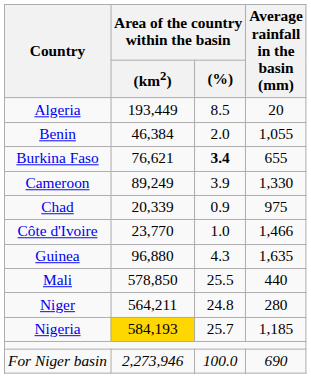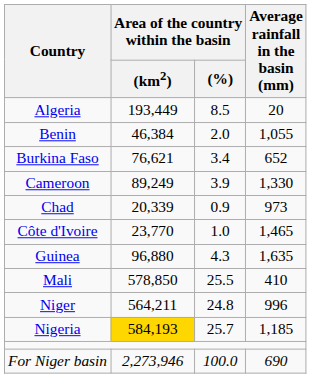(220, 158) bold -> (220, 158) normal
(276, 158) 655 -> (276, 158) 652
(276, 207) 975 -> (276, 207) 973
(276, 231) 1,466 -> (276, 231) 1,465
(276, 280) 440 -> (276, 280) 410
(276, 305) 280 -> (276, 305) 996
